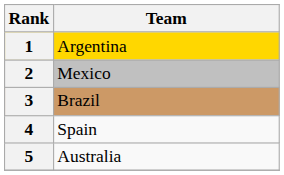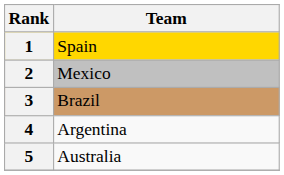(92, 45) Argentina -> (77, 45) Spain
(77, 128) Spain -> (92, 128) Argentina
